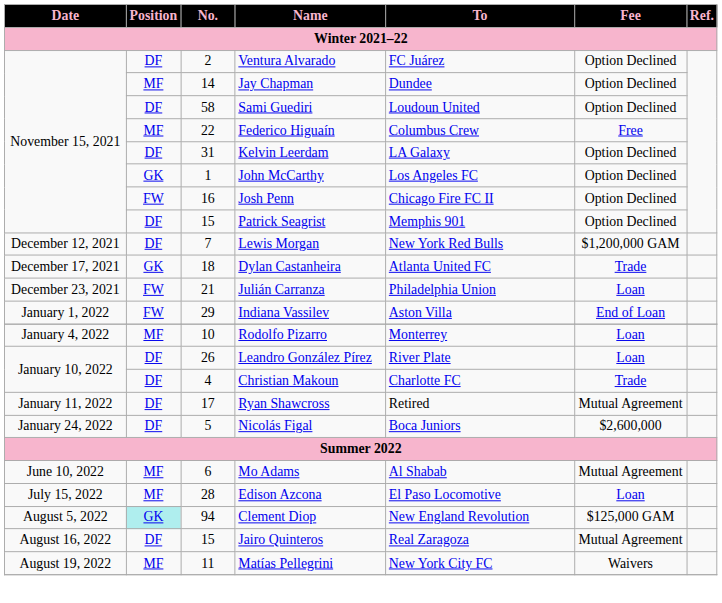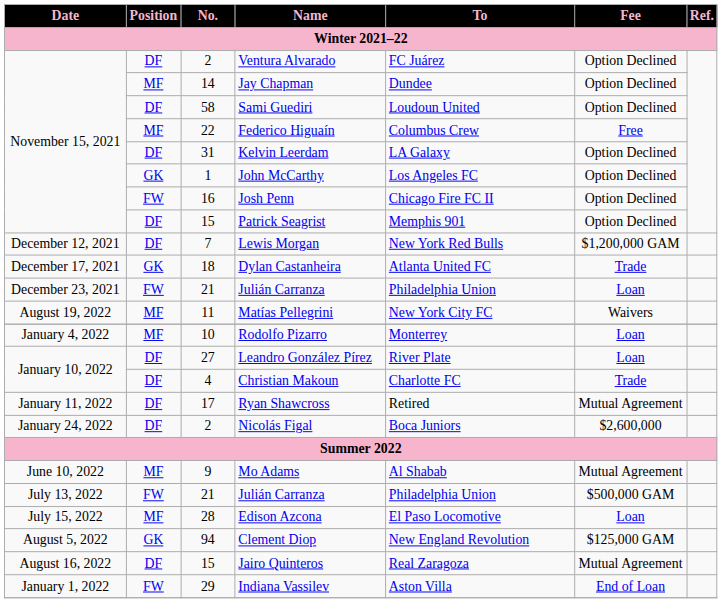rows swapped: (65, 312) <-> (65, 563)
(208, 358) 26 -> (208, 358) 27
(208, 426) 5 -> (208, 426) 2
(208, 472) 6 -> (208, 472) 9
+ row: (65, 495)
(153, 517) paleturquoise background -> (153, 540) no background
